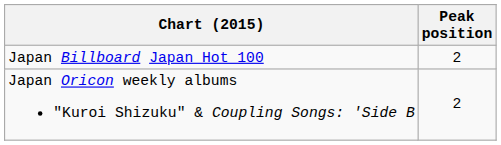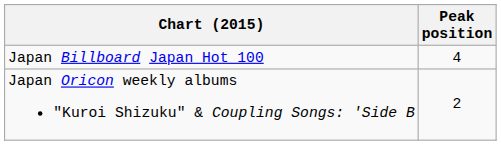(457, 57) 2 -> (457, 57) 4
